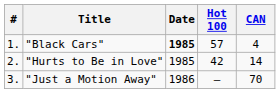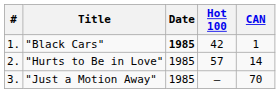(217, 44) 57 -> (217, 44) 42
(256, 44) 4 -> (256, 44) 1
(217, 62) 42 -> (217, 62) 57
(182, 79) 1986 -> (182, 79) 1985
